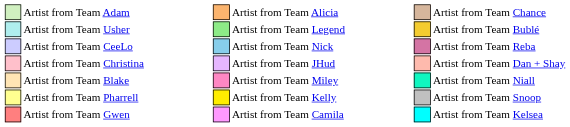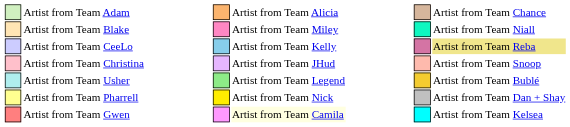rows swapped: (76, 80) <-> (77, 29)
(283, 46) Artist from Team Nick -> (284, 46) Artist from Team Kelly
(484, 46) no background -> (484, 46) khaki background
(499, 63) Artist from Team Dan + Shay -> (487, 63) Artist from Team Snoop
(284, 97) Artist from Team Kelly -> (283, 97) Artist from Team Nick
(487, 97) Artist from Team Snoop -> (499, 97) Artist from Team Dan + Shay
(288, 114) no background -> (288, 114) lightyellow background
